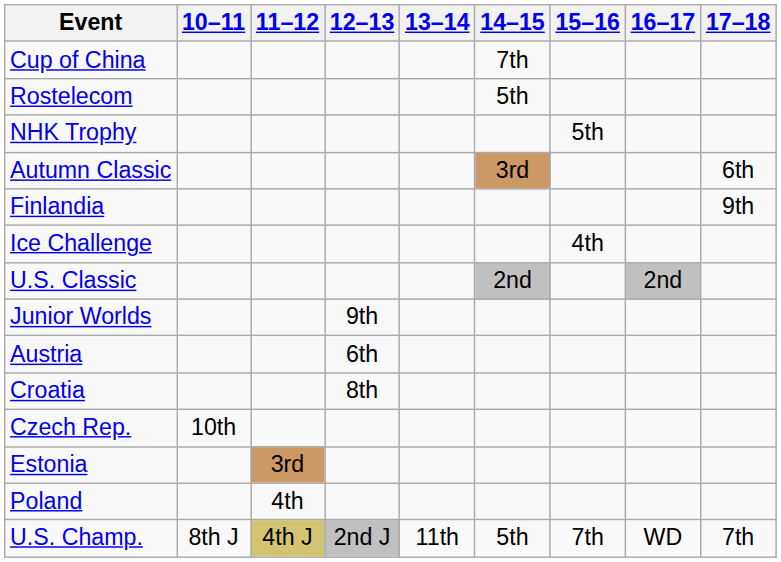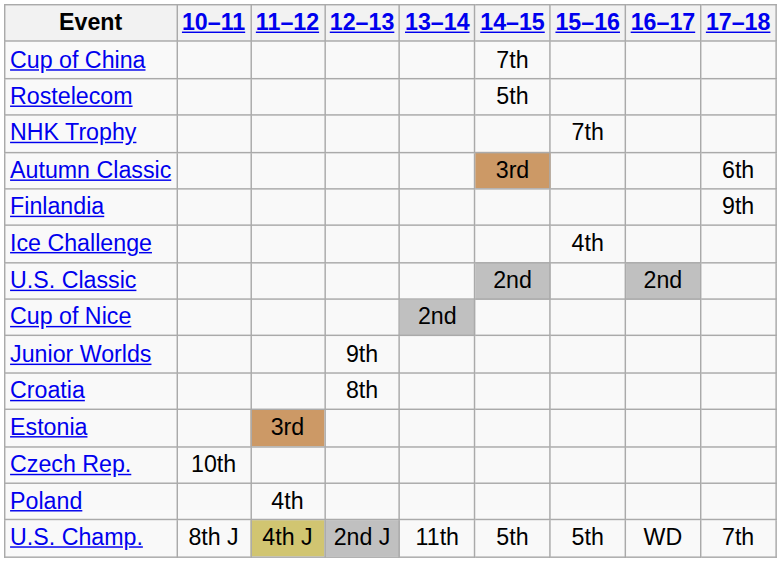(588, 133) 5th -> (588, 133) 7th
+ row: (71, 317)
- row: (46, 354)
rows swapped: (71, 427) <-> (49, 464)
(588, 538) 7th -> (588, 538) 5th
